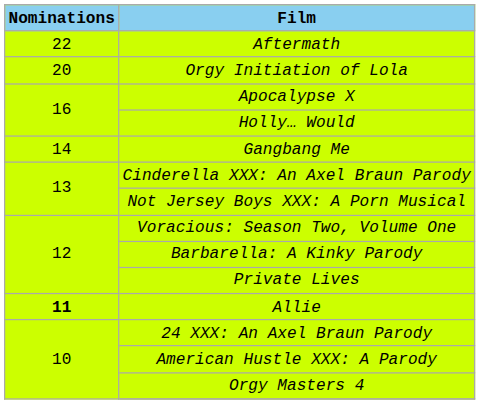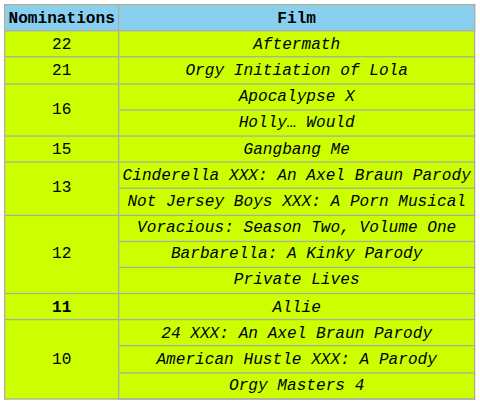(62, 70) 20 -> (62, 70) 21
(62, 149) 14 -> (62, 149) 15
